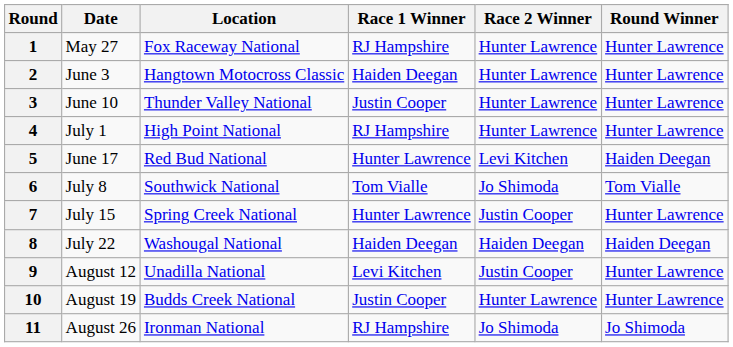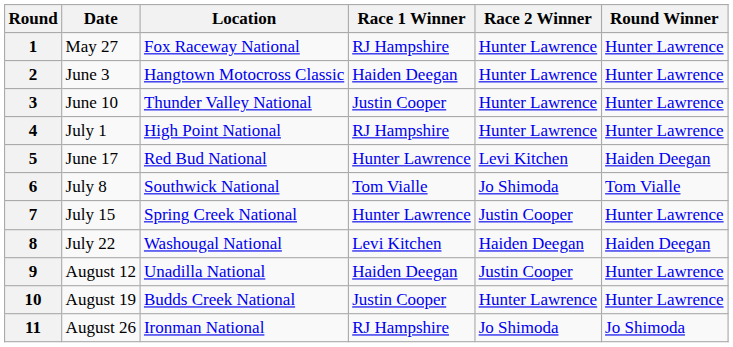(405, 243) Haiden Deegan -> (397, 243) Levi Kitchen
(397, 271) Levi Kitchen -> (405, 271) Haiden Deegan
